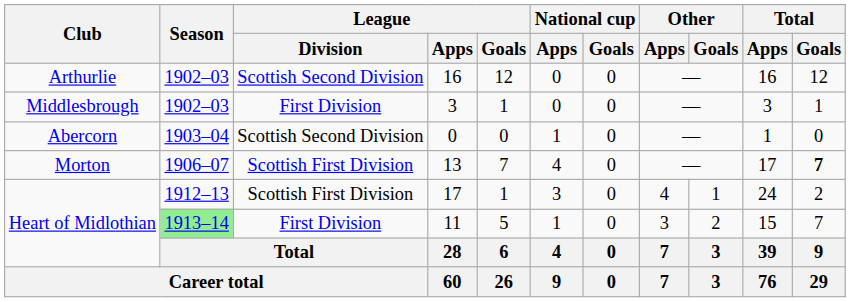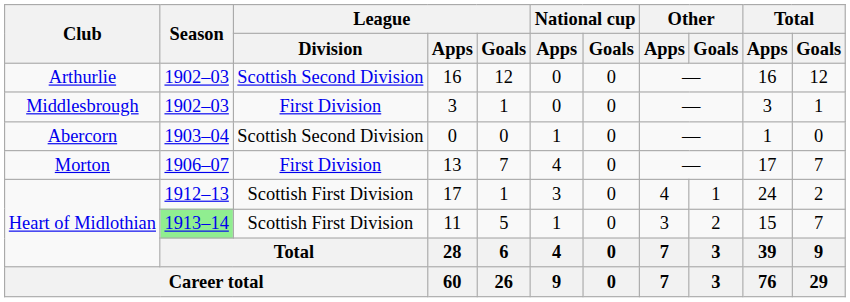(330, 164) Scottish First Division -> (330, 164) First Division
(819, 164) bold -> (819, 164) normal
(330, 223) First Division -> (330, 223) Scottish First Division
